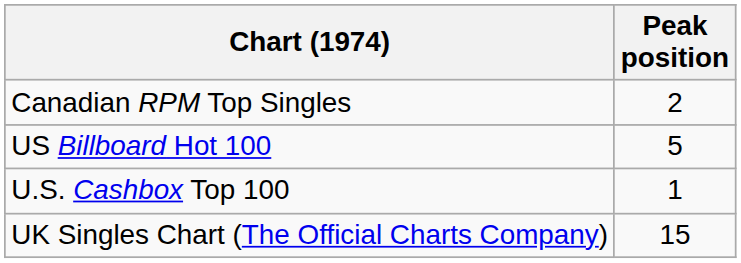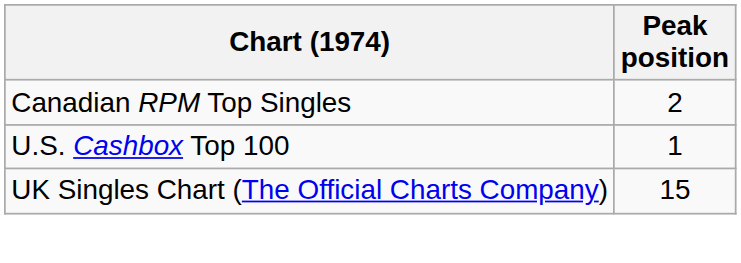- row: (141, 146)
